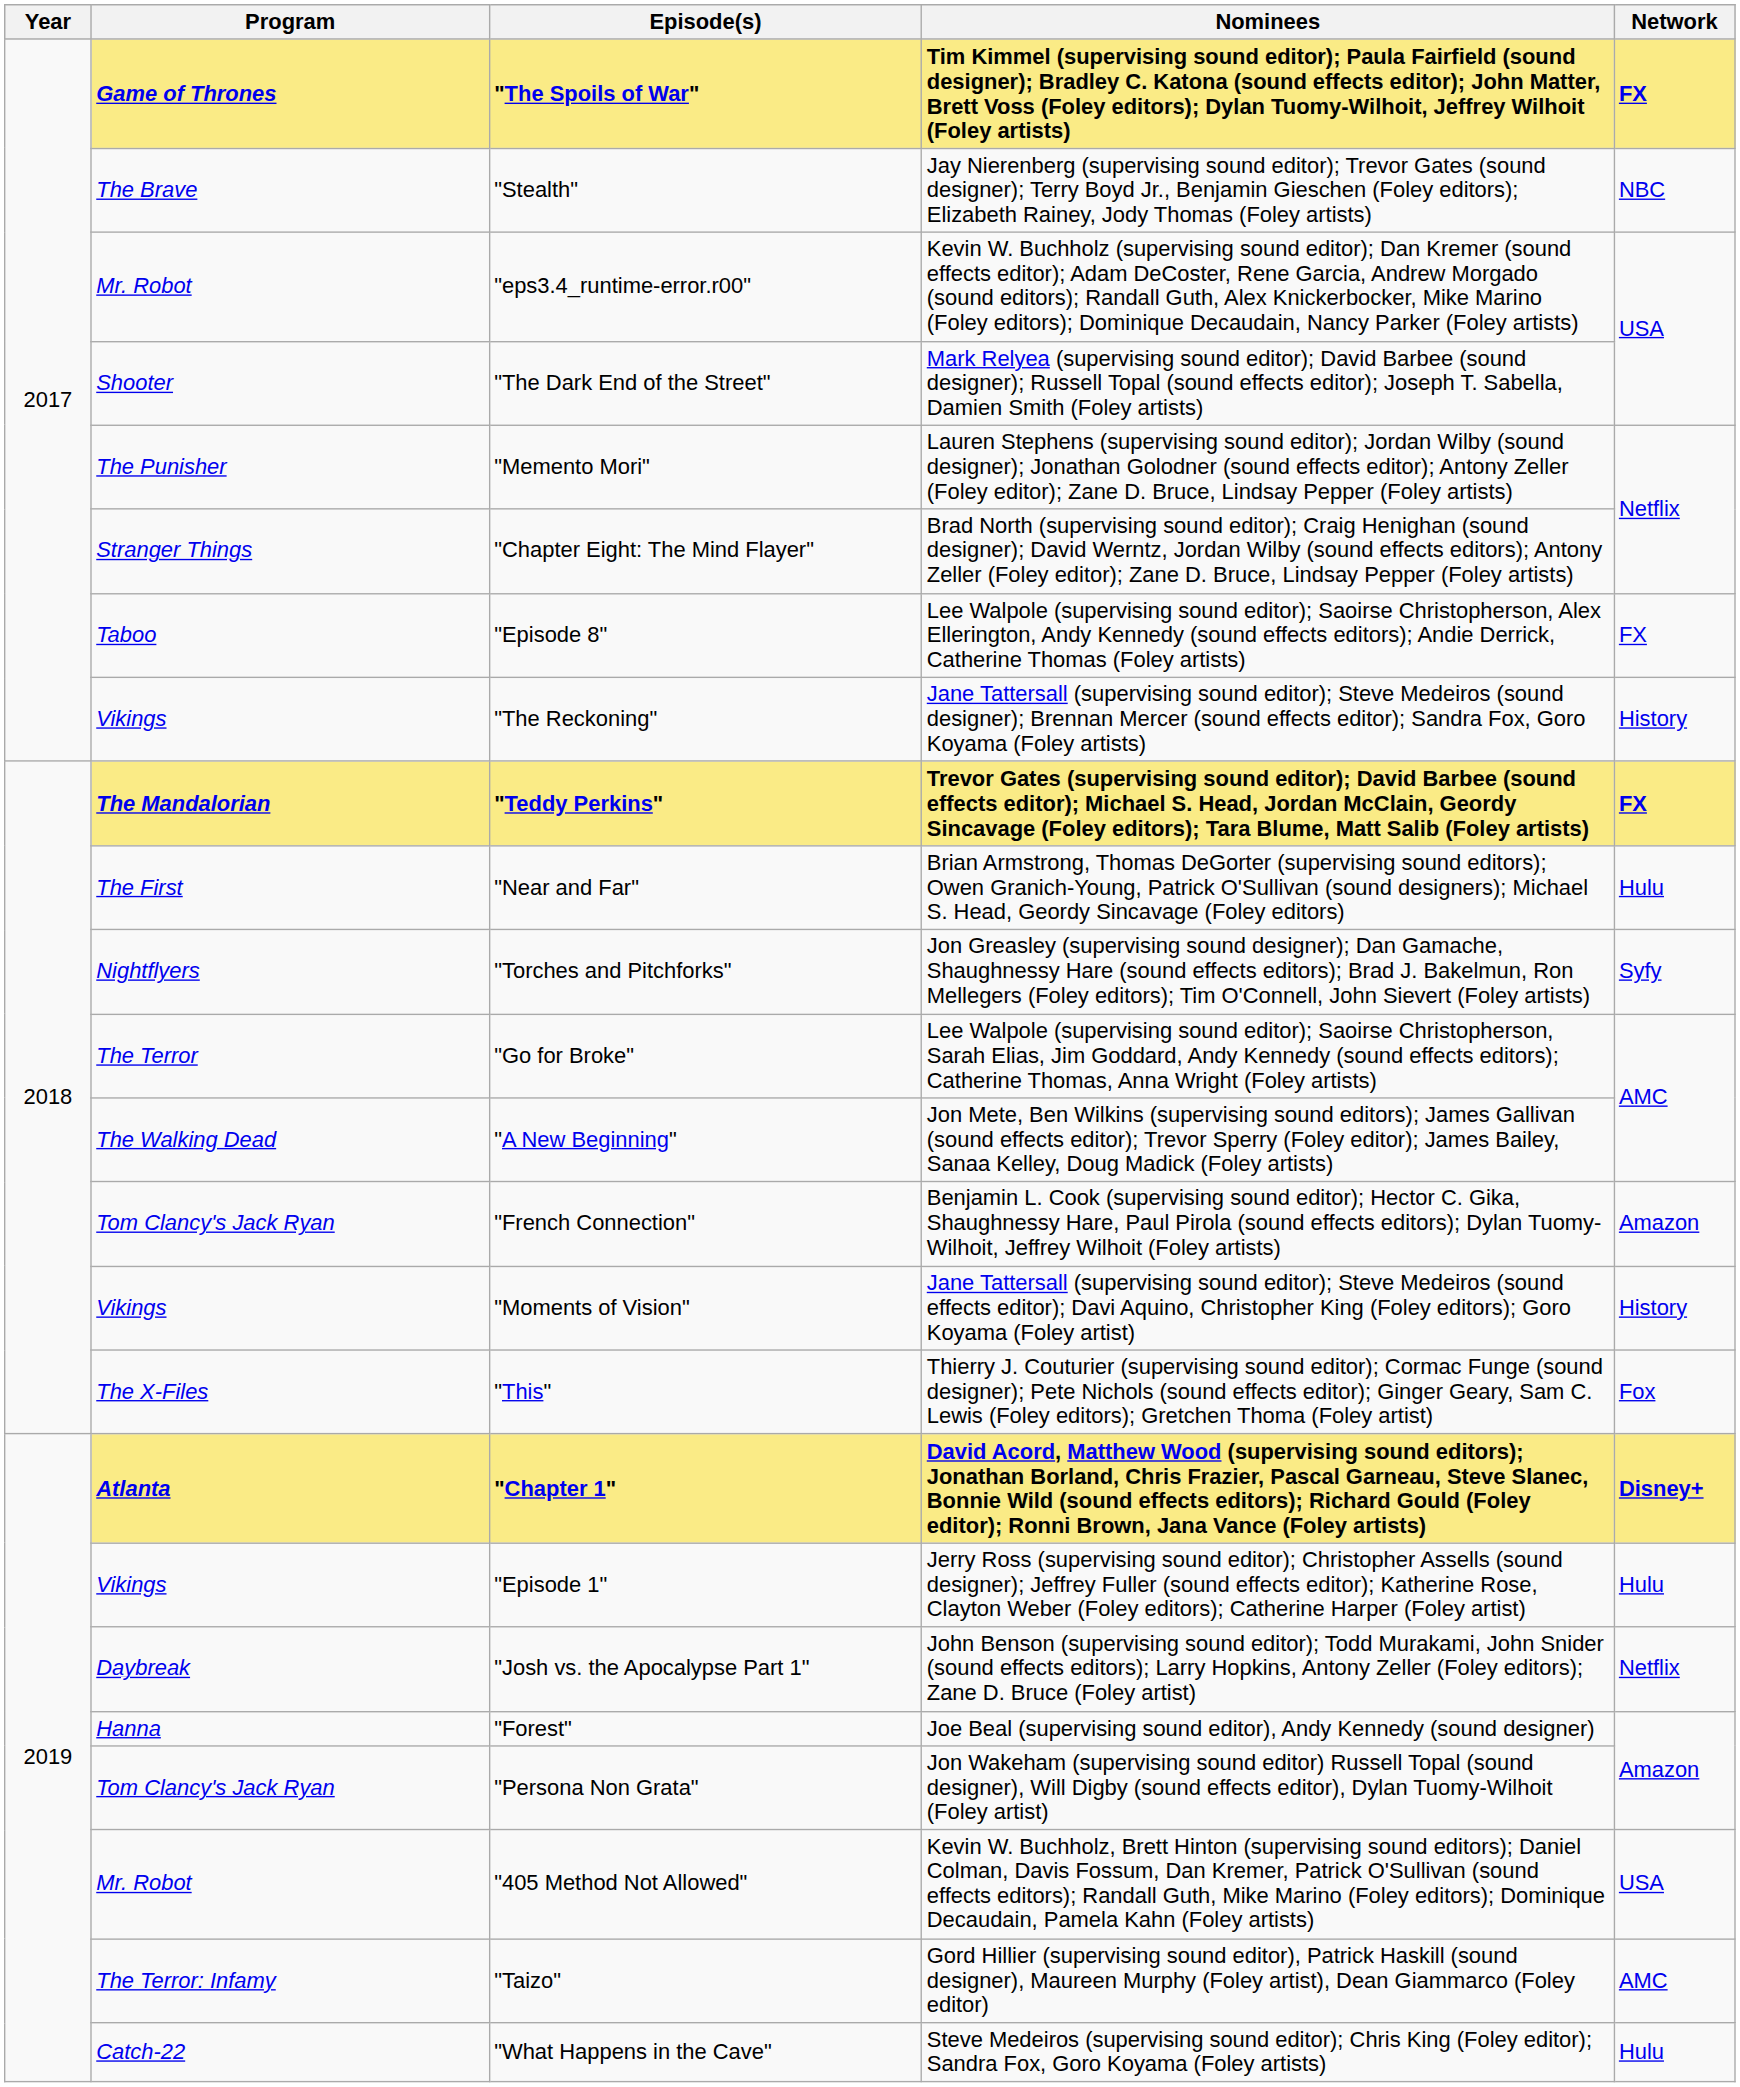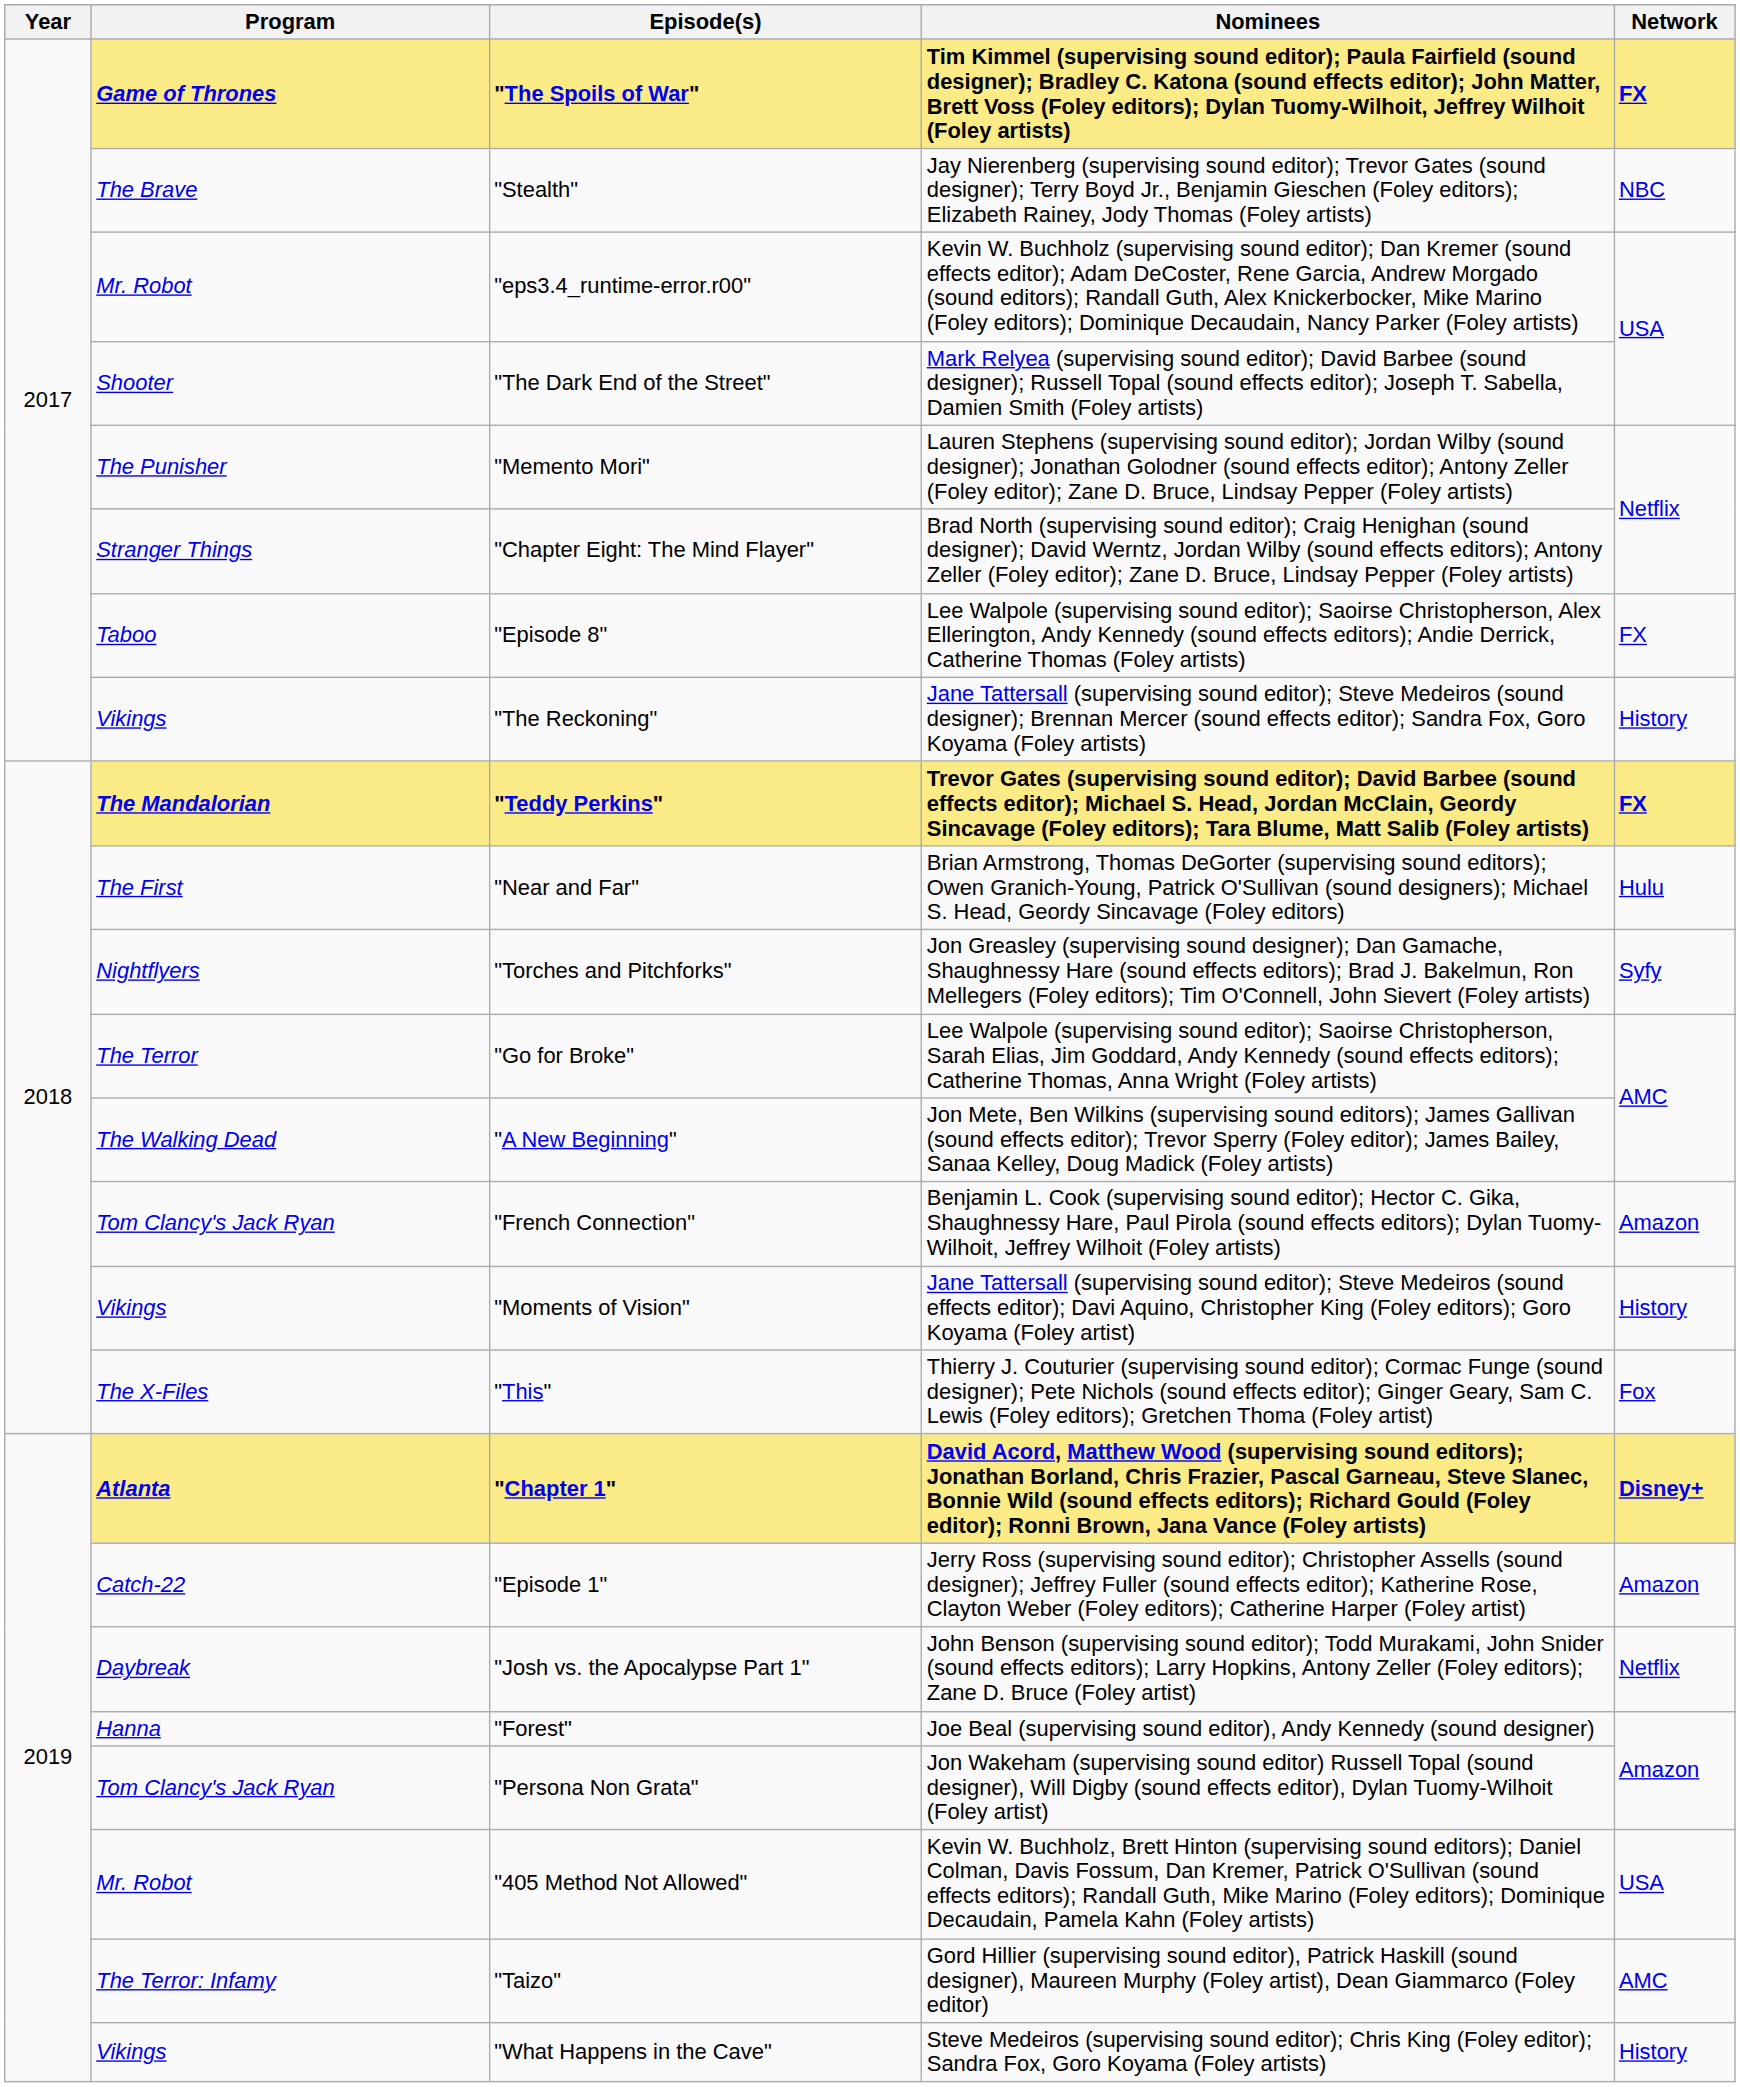(131, 1584) Vikings -> (141, 1584) Catch-22
(1641, 1584) Hulu -> (1659, 1584) Amazon
(141, 2052) Catch-22 -> (131, 2052) Vikings
(1641, 2052) Hulu -> (1653, 2052) History
